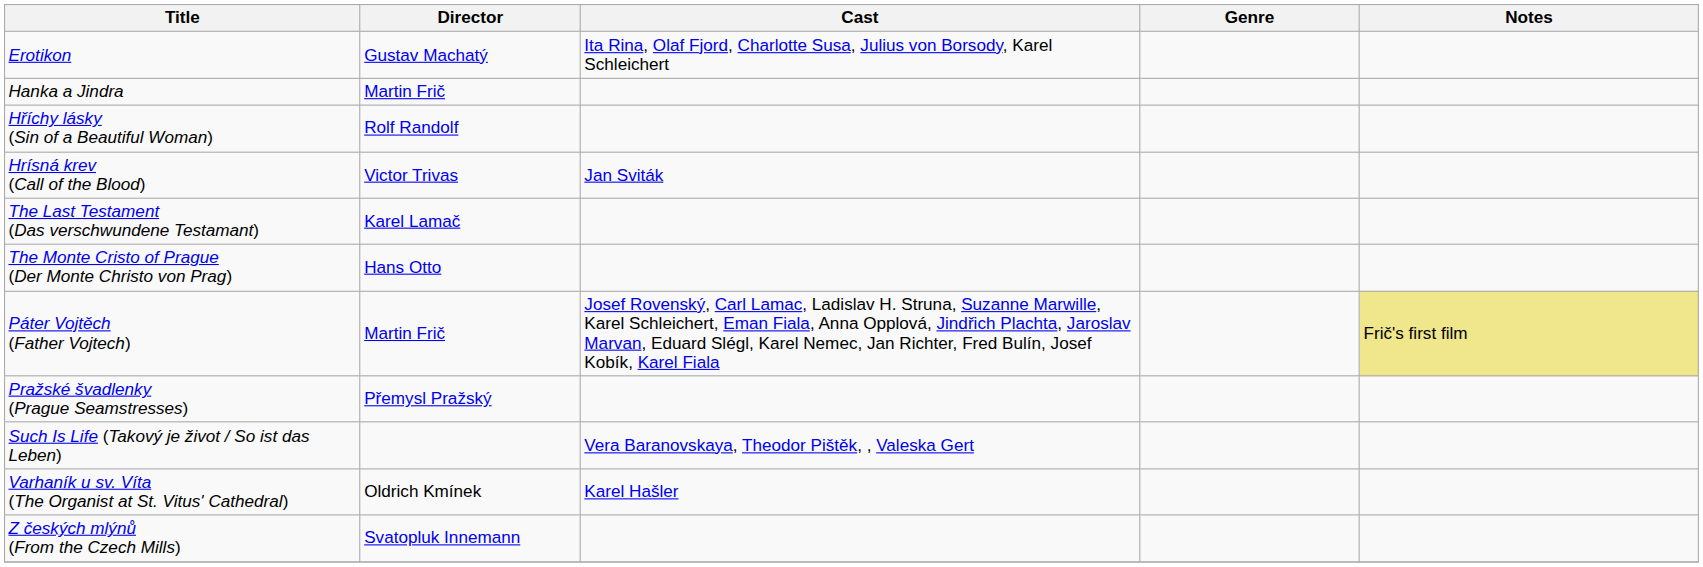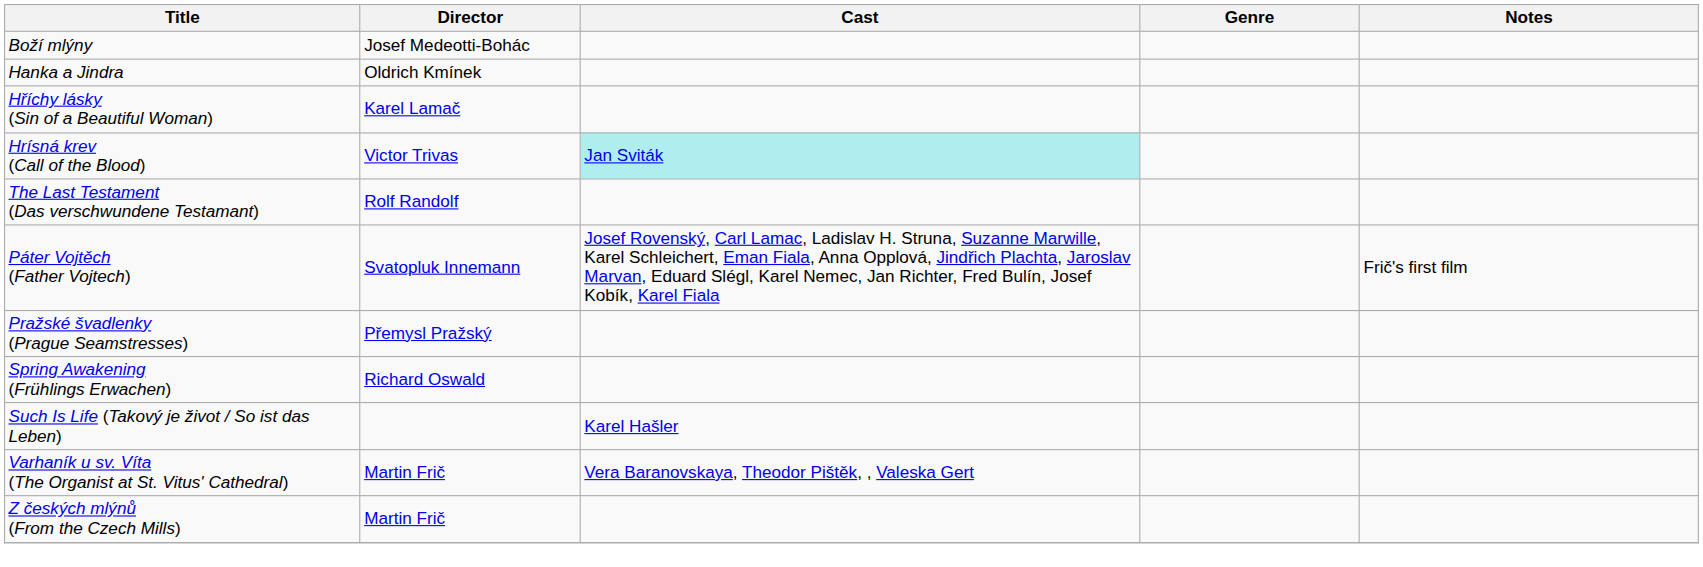+ row: (50, 45)
- row: (40, 54)
(405, 91) Martin Frič -> (423, 72) Oldrich Kmínek
(411, 128) Rolf Randolf -> (412, 109) Karel Lamač
(624, 174) no background -> (624, 155) paleturquoise background
(412, 221) Karel Lamač -> (411, 201) Rolf Randolf
- row: (120, 267)
(405, 333) Martin Frič -> (442, 267) Svatopluk Innemann
(1416, 333) khaki background -> (1416, 267) no background
+ row: (90, 379)
(779, 445) Vera Baranovskaya, Theodor Pištěk, , Valeska Gert -> (631, 426) Karel Hašler
(423, 491) Oldrich Kmínek -> (405, 472) Martin Frič
(631, 491) Karel Hašler -> (779, 472) Vera Baranovskaya, Theodor Pištěk, , Valeska Gert
(442, 538) Svatopluk Innemann -> (405, 518) Martin Frič
